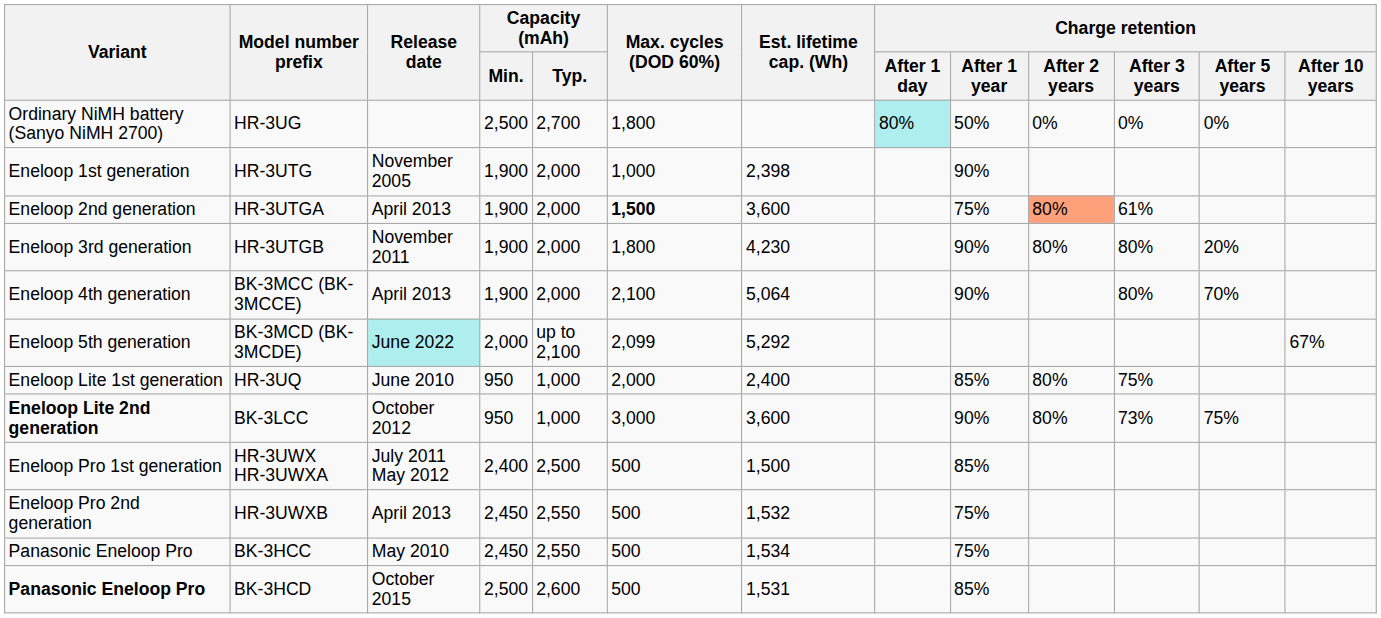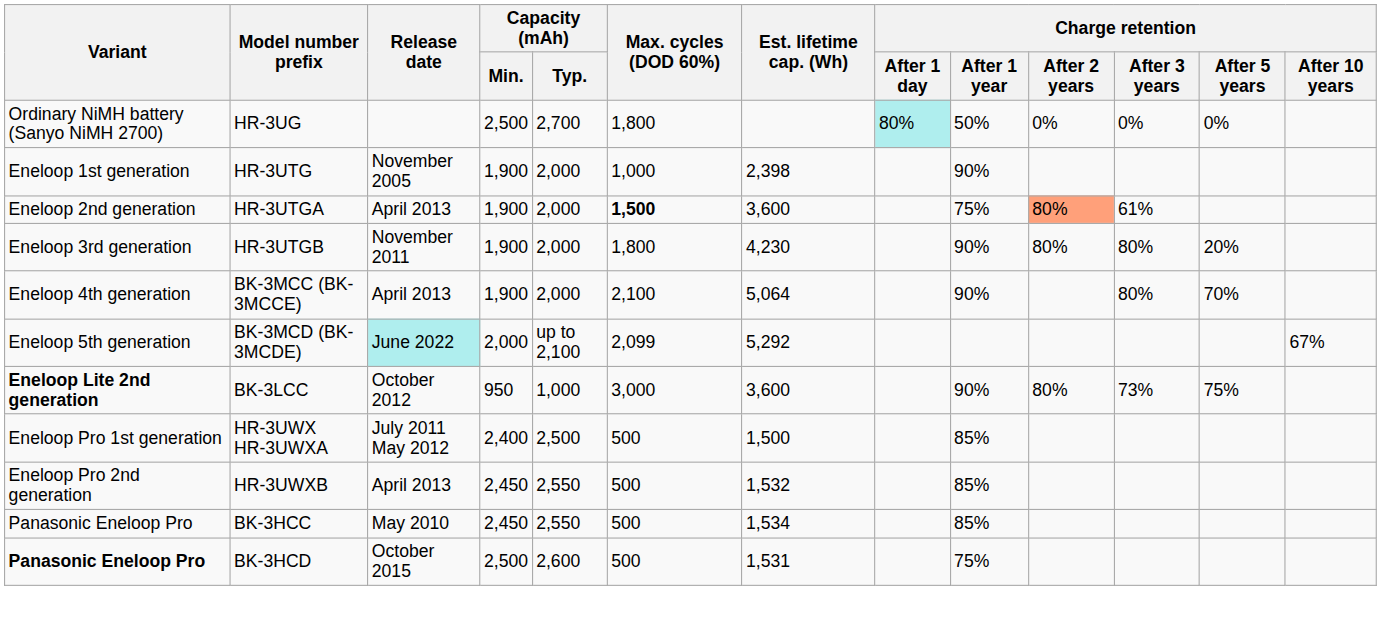- row: (268, 380)
(972, 513) 75% -> (972, 485) 85%
(972, 551) 75% -> (972, 523) 85%
(972, 589) 85% -> (972, 561) 75%
